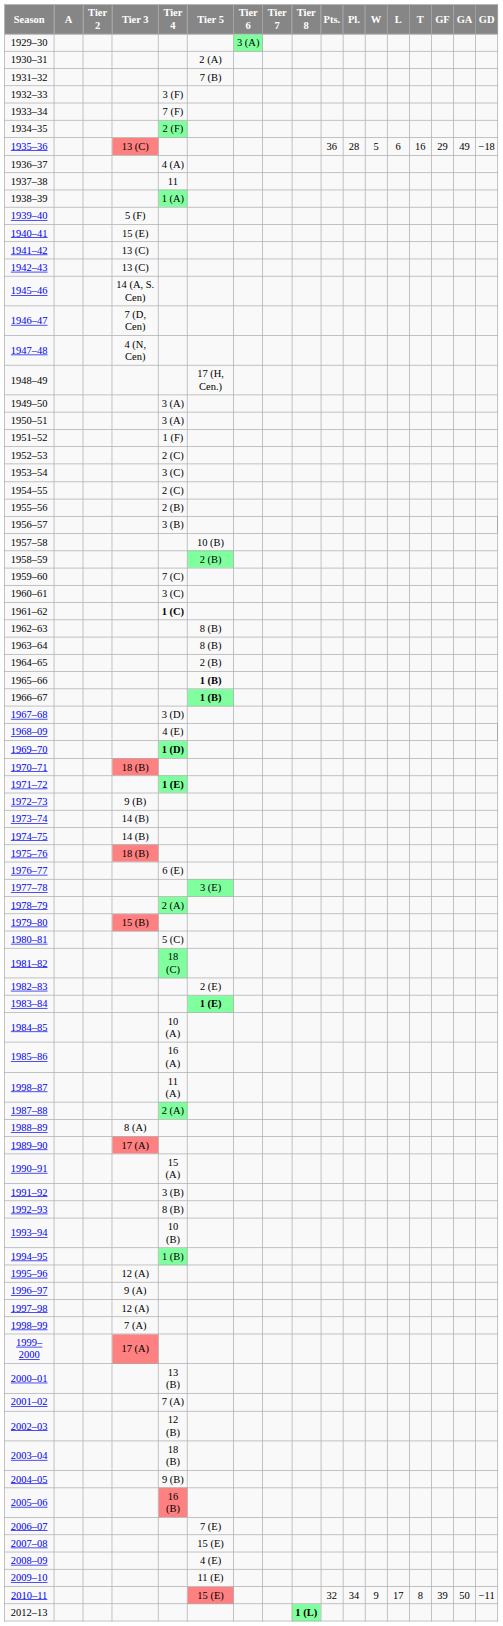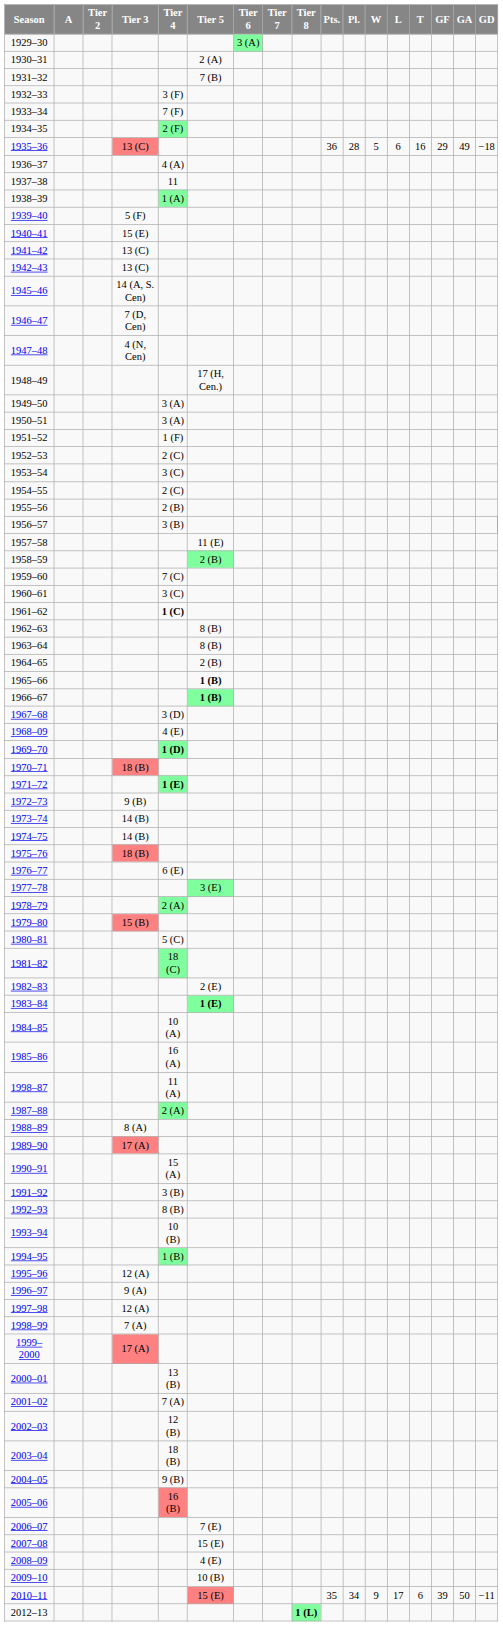(211, 542) 10 (B) -> (211, 542) 11 (E)
(211, 1578) 11 (E) -> (211, 1578) 10 (B)
(332, 1595) 32 -> (332, 1595) 35
(420, 1595) 8 -> (420, 1595) 6
